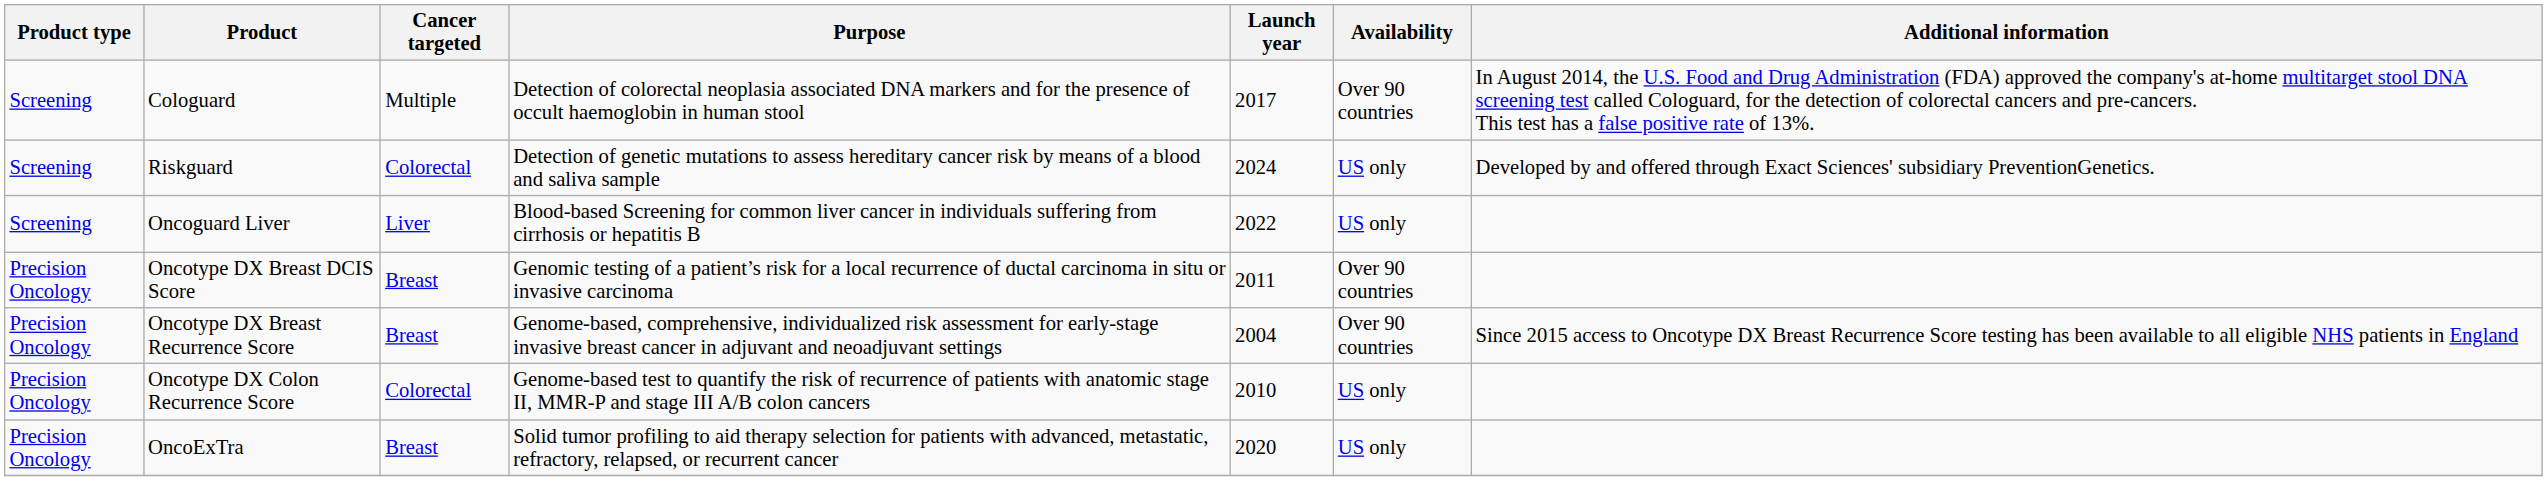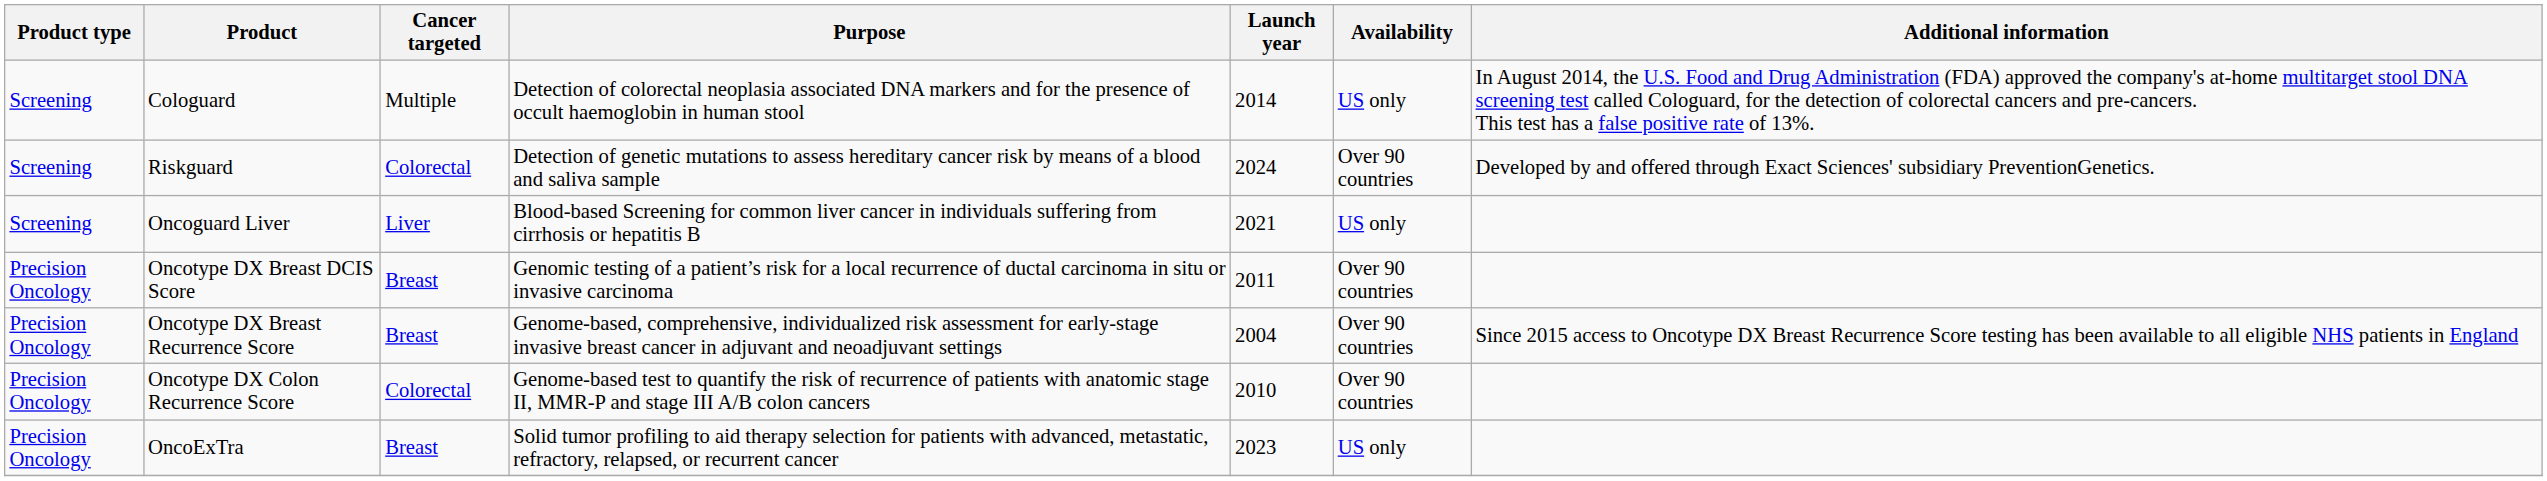(1256, 100) 2017 -> (1256, 100) 2014
(1376, 100) Over 90 countries -> (1372, 100) US only
(1372, 167) US only -> (1376, 167) Over 90 countries
(1256, 223) 2022 -> (1256, 223) 2021
(1372, 391) US only -> (1376, 391) Over 90 countries
(1256, 447) 2020 -> (1256, 447) 2023
